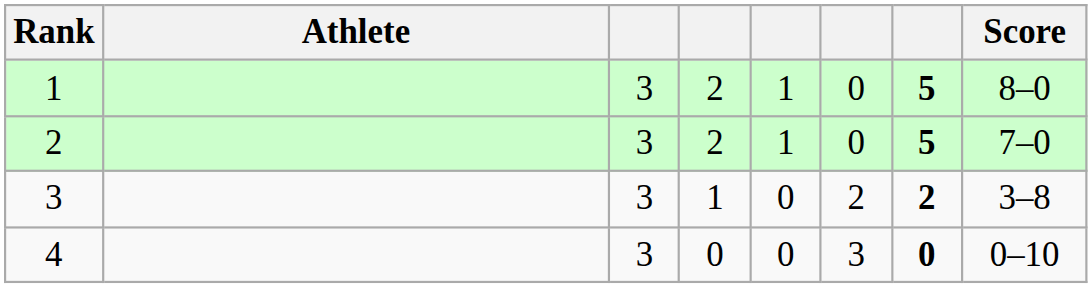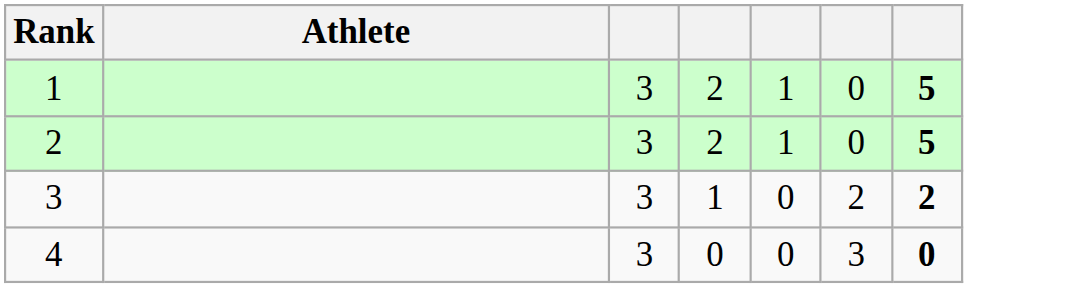- column: (1025, 32)
